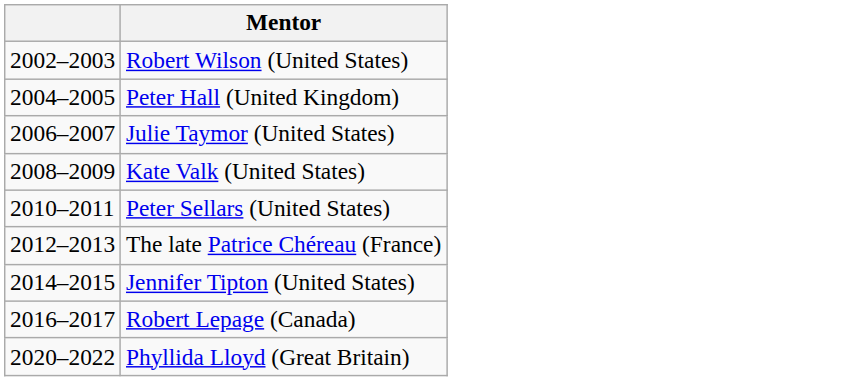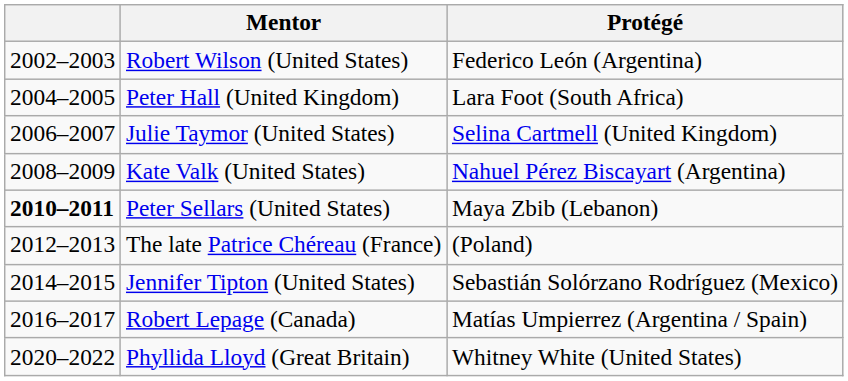+ column: (645, 23)
(62, 208) normal -> (62, 208) bold
